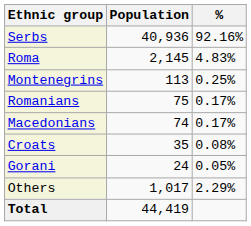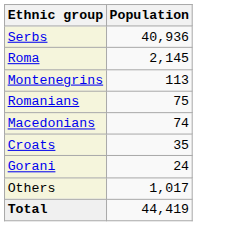- column: (219, 15)
